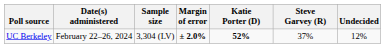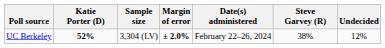columns swapped: (94, 17) <-> (241, 17)
(305, 36) 37% -> (305, 36) 38%
